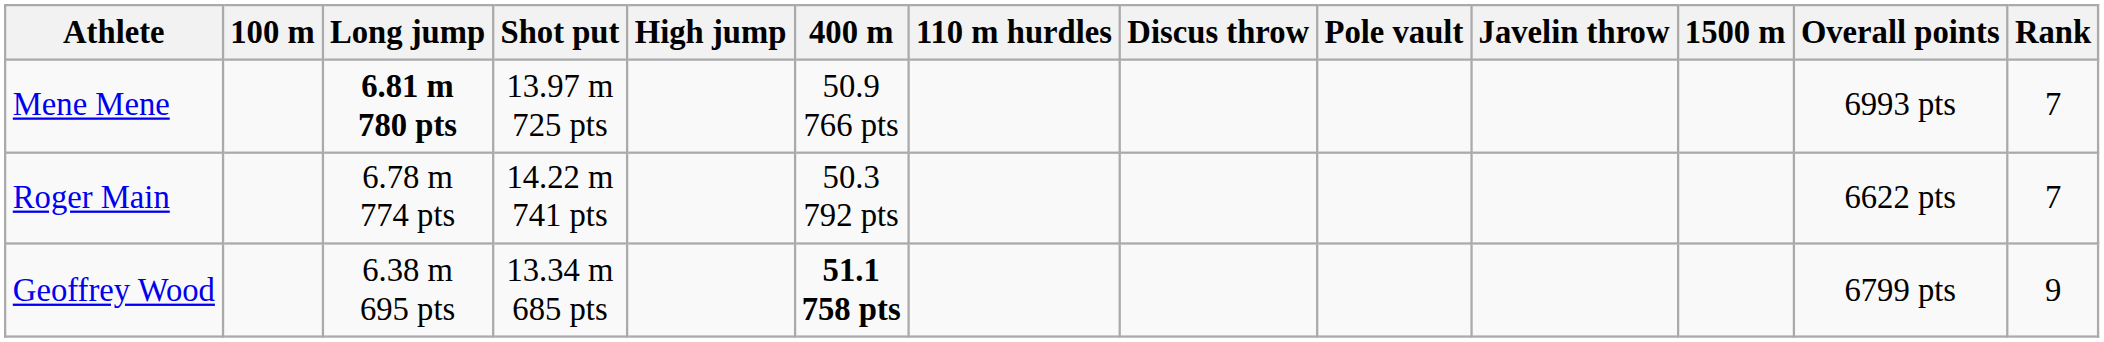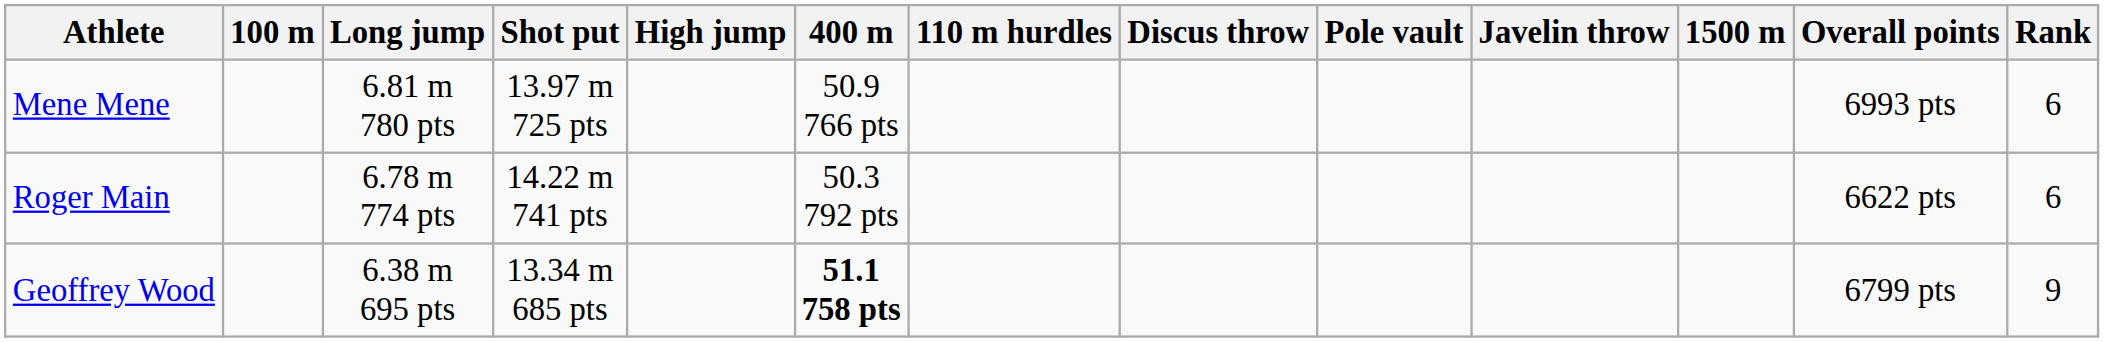(408, 105) bold -> (408, 105) normal
(2053, 105) 7 -> (2053, 105) 6
(2053, 197) 7 -> (2053, 197) 6
